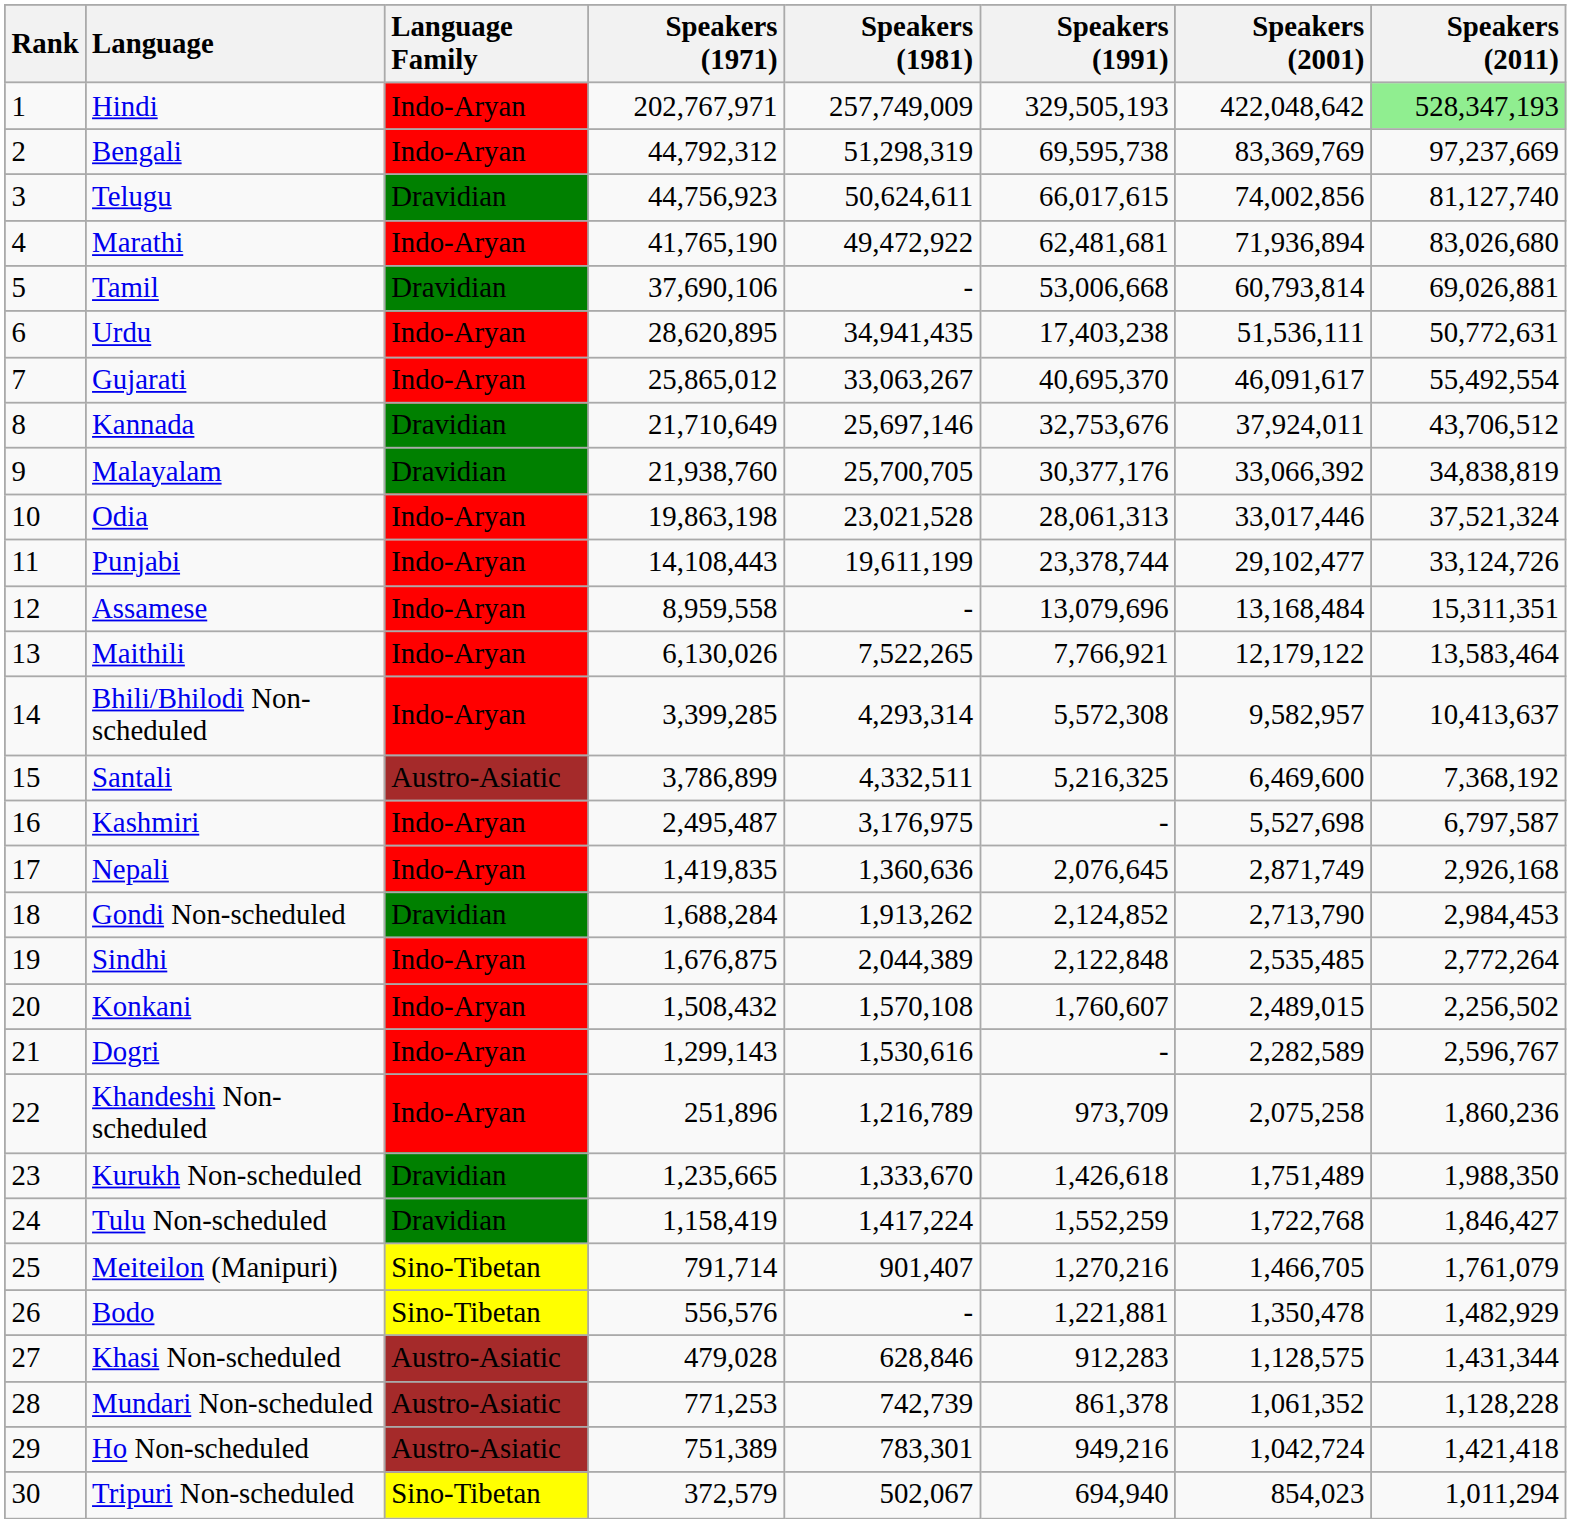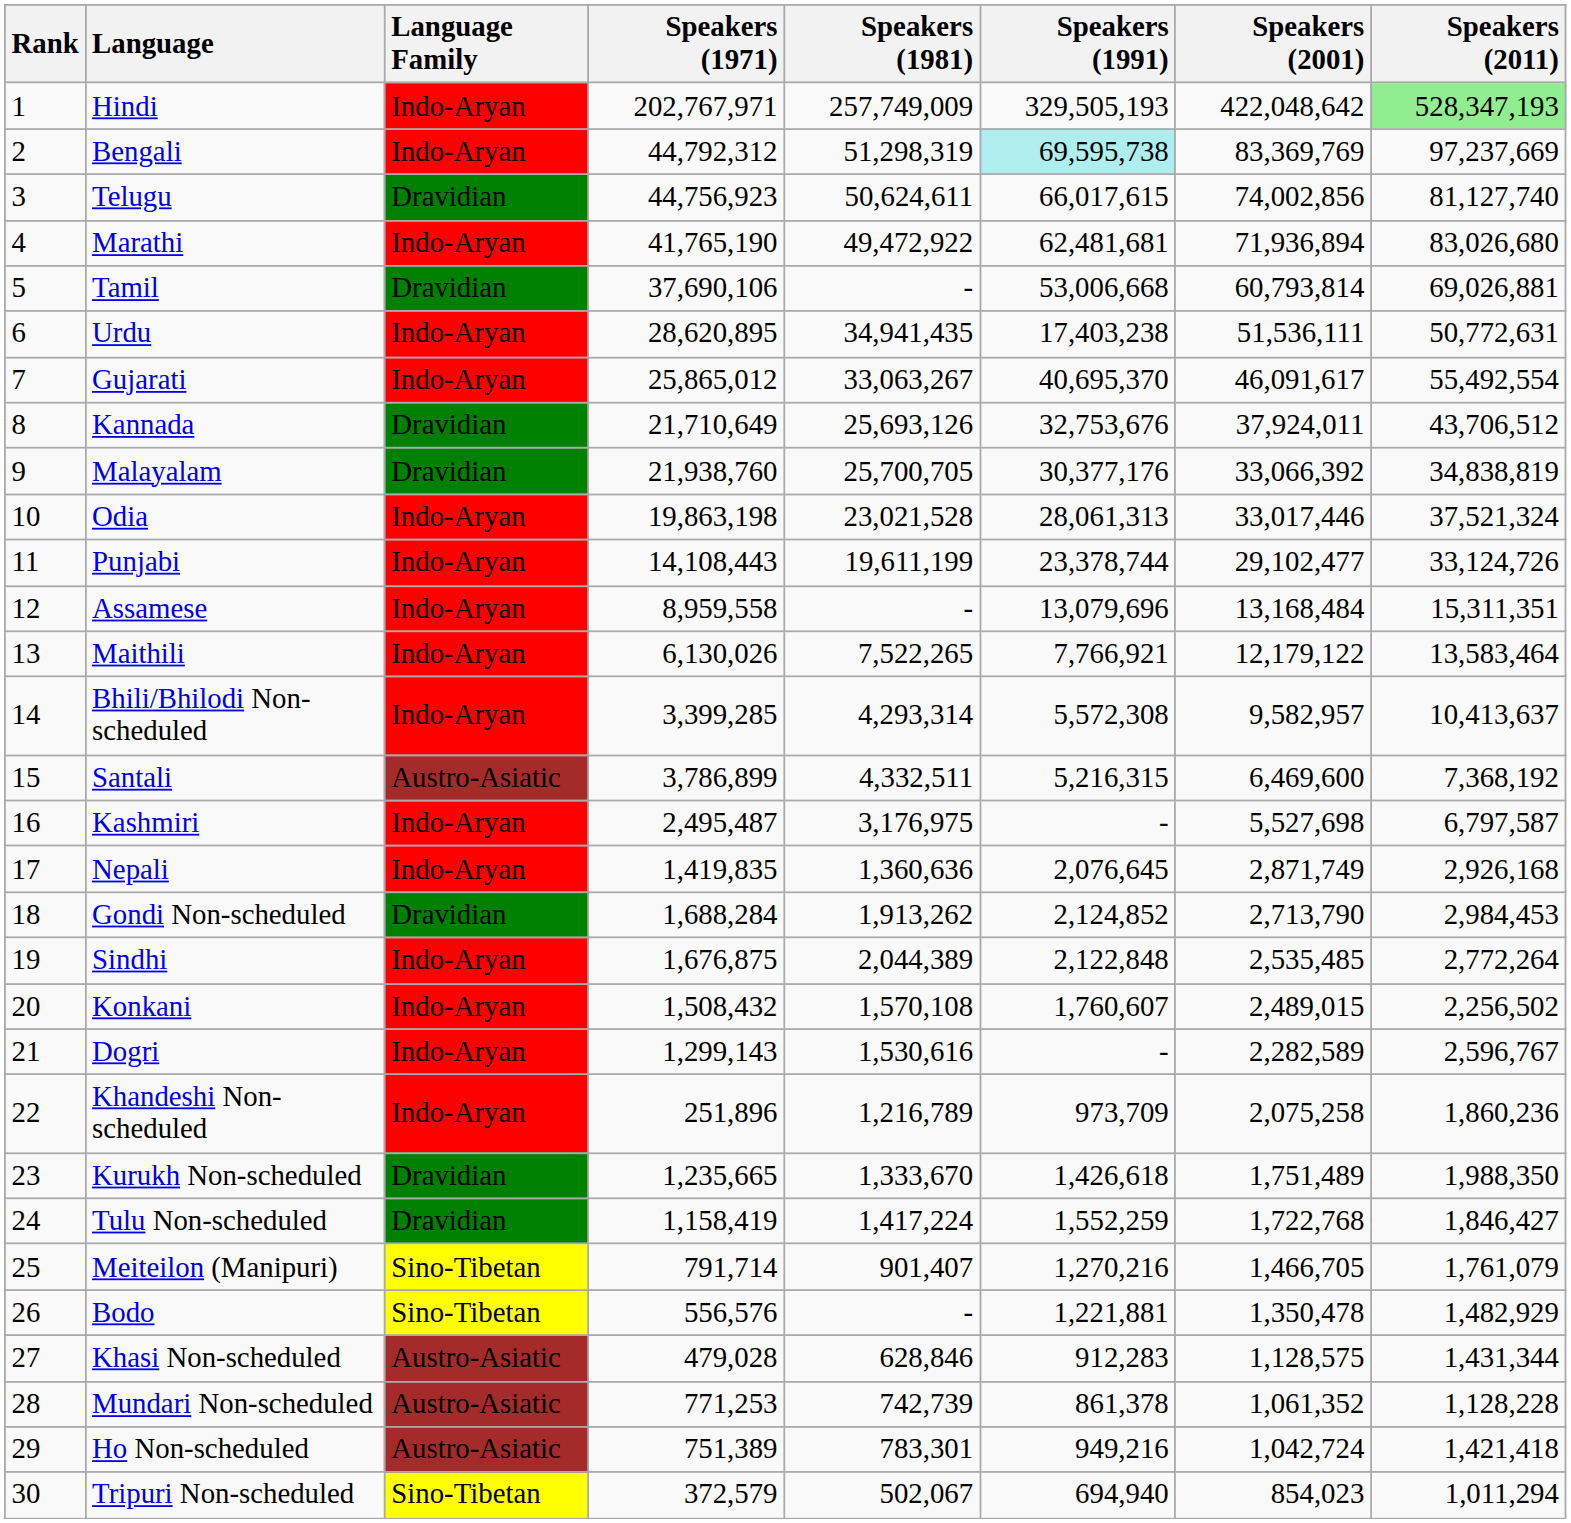(1104, 151) no background -> (1104, 151) paleturquoise background
(908, 425) 25,697,146 -> (908, 425) 25,693,126
(1111, 777) 5,216,325 -> (1111, 777) 5,216,315
